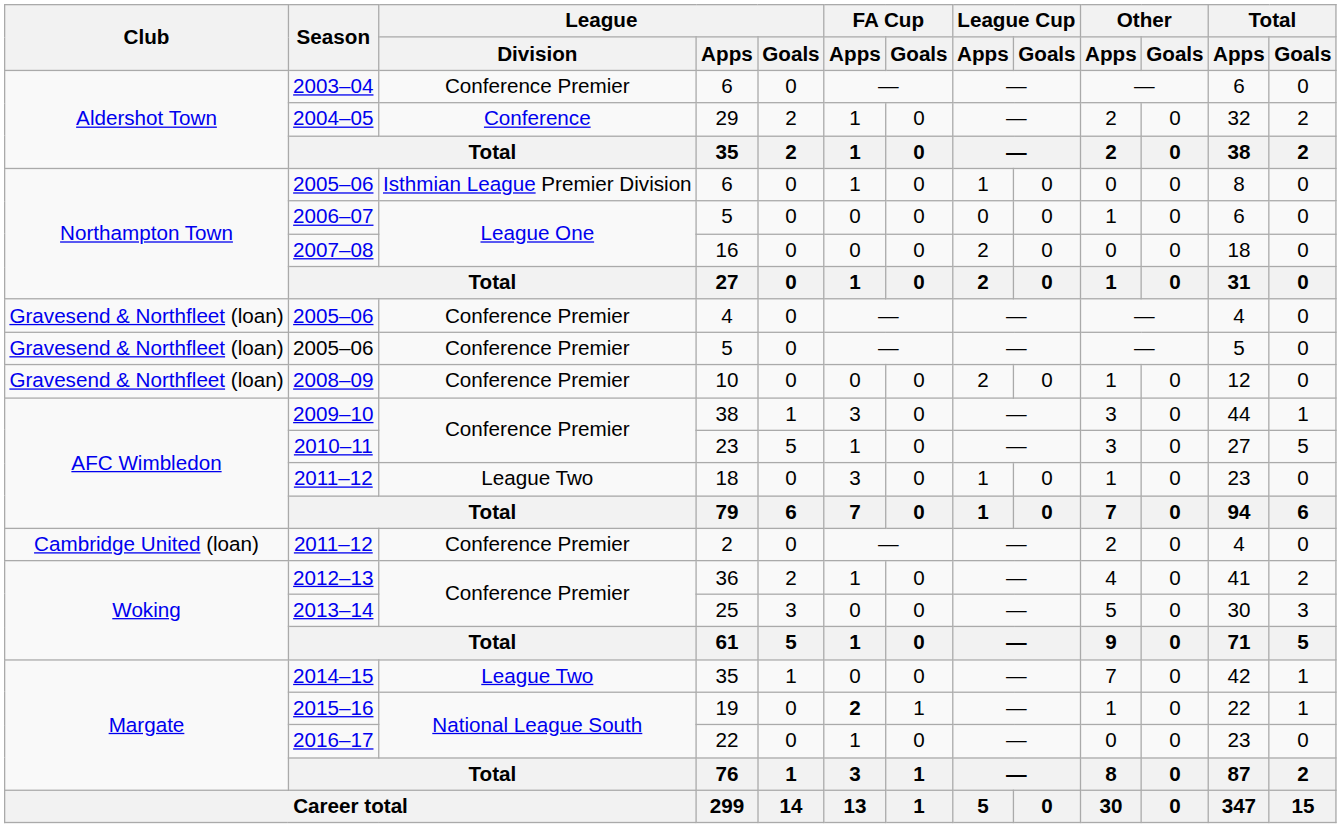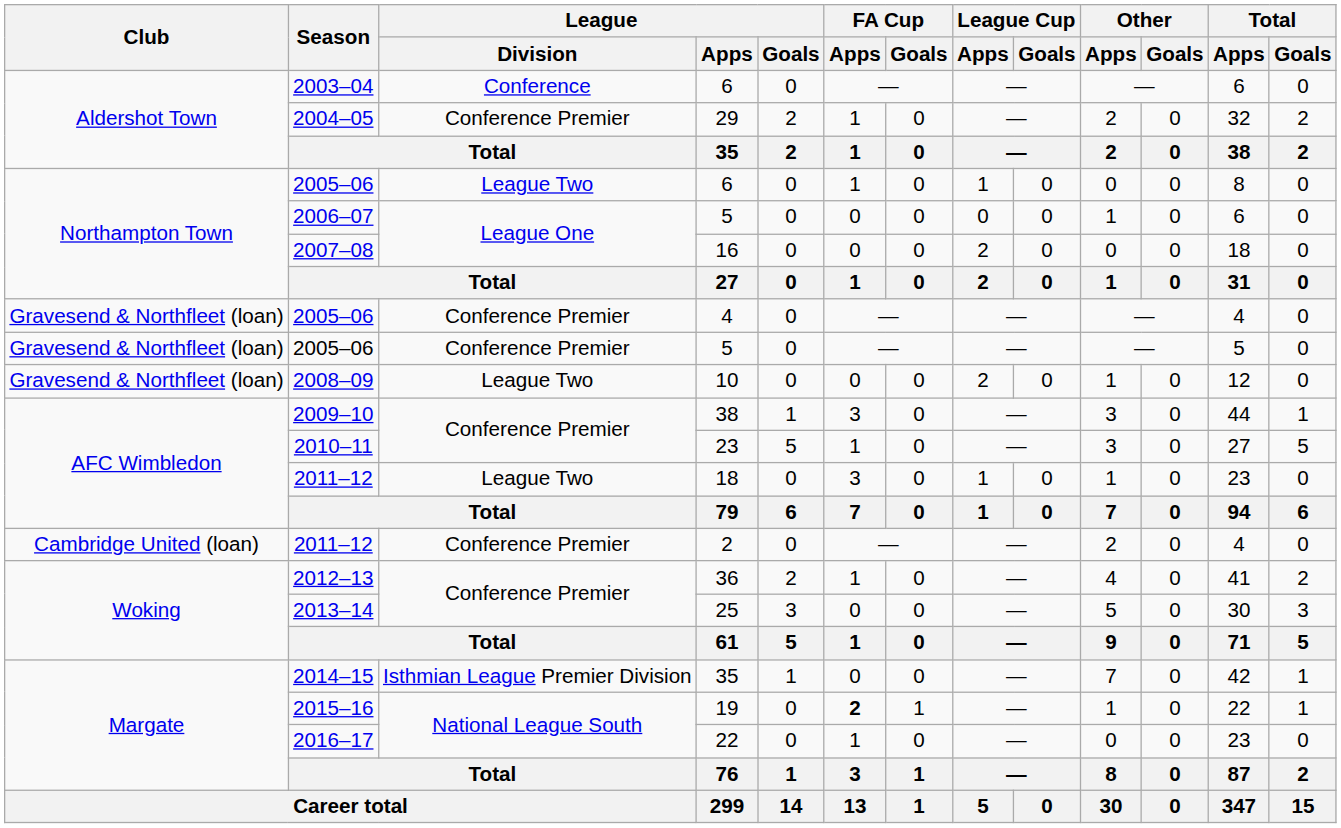(537, 86) Conference Premier -> (537, 86) Conference
(537, 119) Conference -> (537, 119) Conference Premier
(537, 184) Isthmian League Premier Division -> (537, 184) League Two
(537, 380) Conference Premier -> (537, 380) League Two
(537, 675) League Two -> (537, 675) Isthmian League Premier Division
